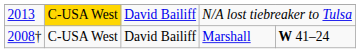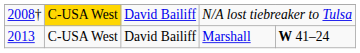(21, 15) 2013 -> (25, 15) 2008†
(25, 36) 2008† -> (21, 36) 2013
